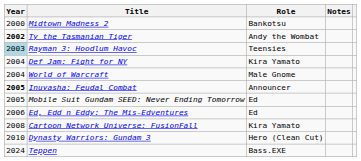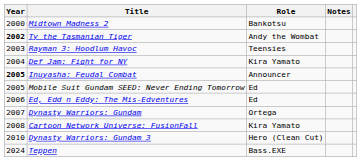(16, 49) lightblue background -> (16, 49) no background
- row: (69, 74)
+ row: (85, 112)
